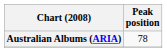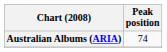(143, 39) 78 -> (143, 39) 74
